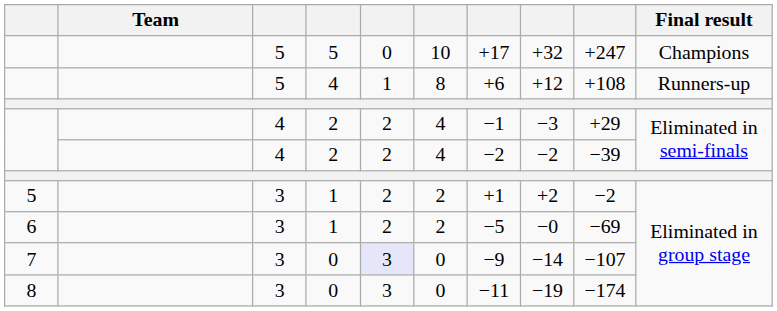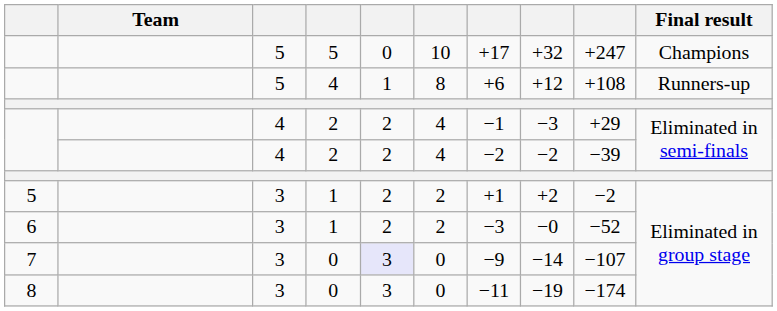(494, 227) −5 -> (494, 227) −3
(605, 227) −69 -> (605, 227) −52
